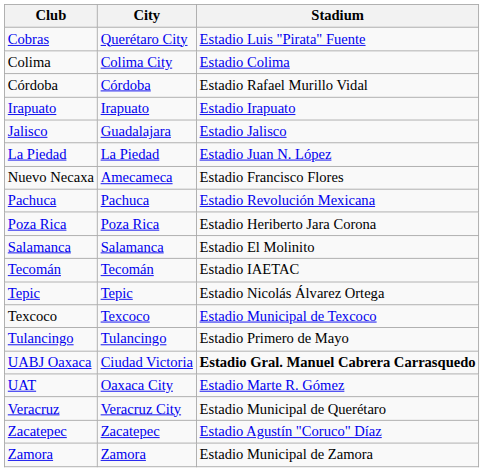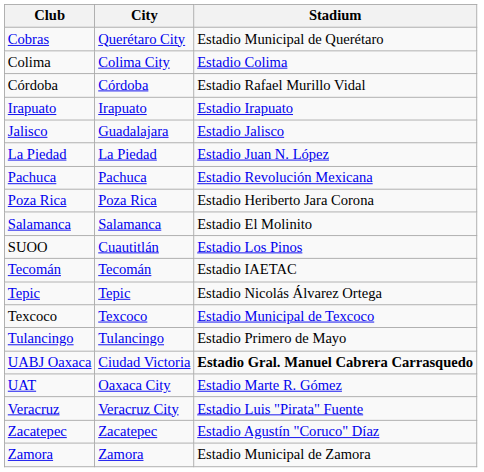(283, 39) Estadio Luis "Pirata" Fuente -> (290, 39) Estadio Municipal de Querétaro
- row: (51, 177)
+ row: (28, 246)
(293, 408) Estadio Municipal de Querétaro -> (280, 408) Estadio Luis "Pirata" Fuente
